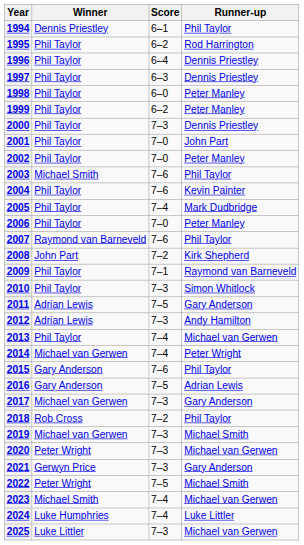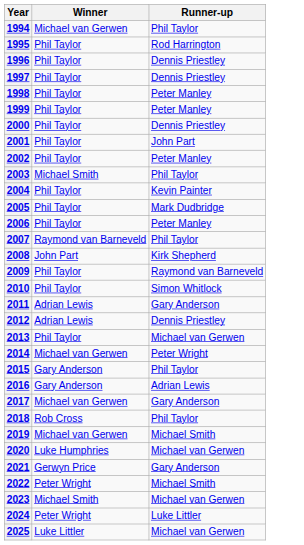- column: (165, 12)
(71, 28) Dennis Priestley -> (81, 28) Michael van Gerwen
(218, 321) Andy Hamilton -> (188, 321) Dennis Priestley
(63, 451) Peter Wright -> (71, 451) Luke Humphries
(71, 516) Luke Humphries -> (63, 516) Peter Wright
